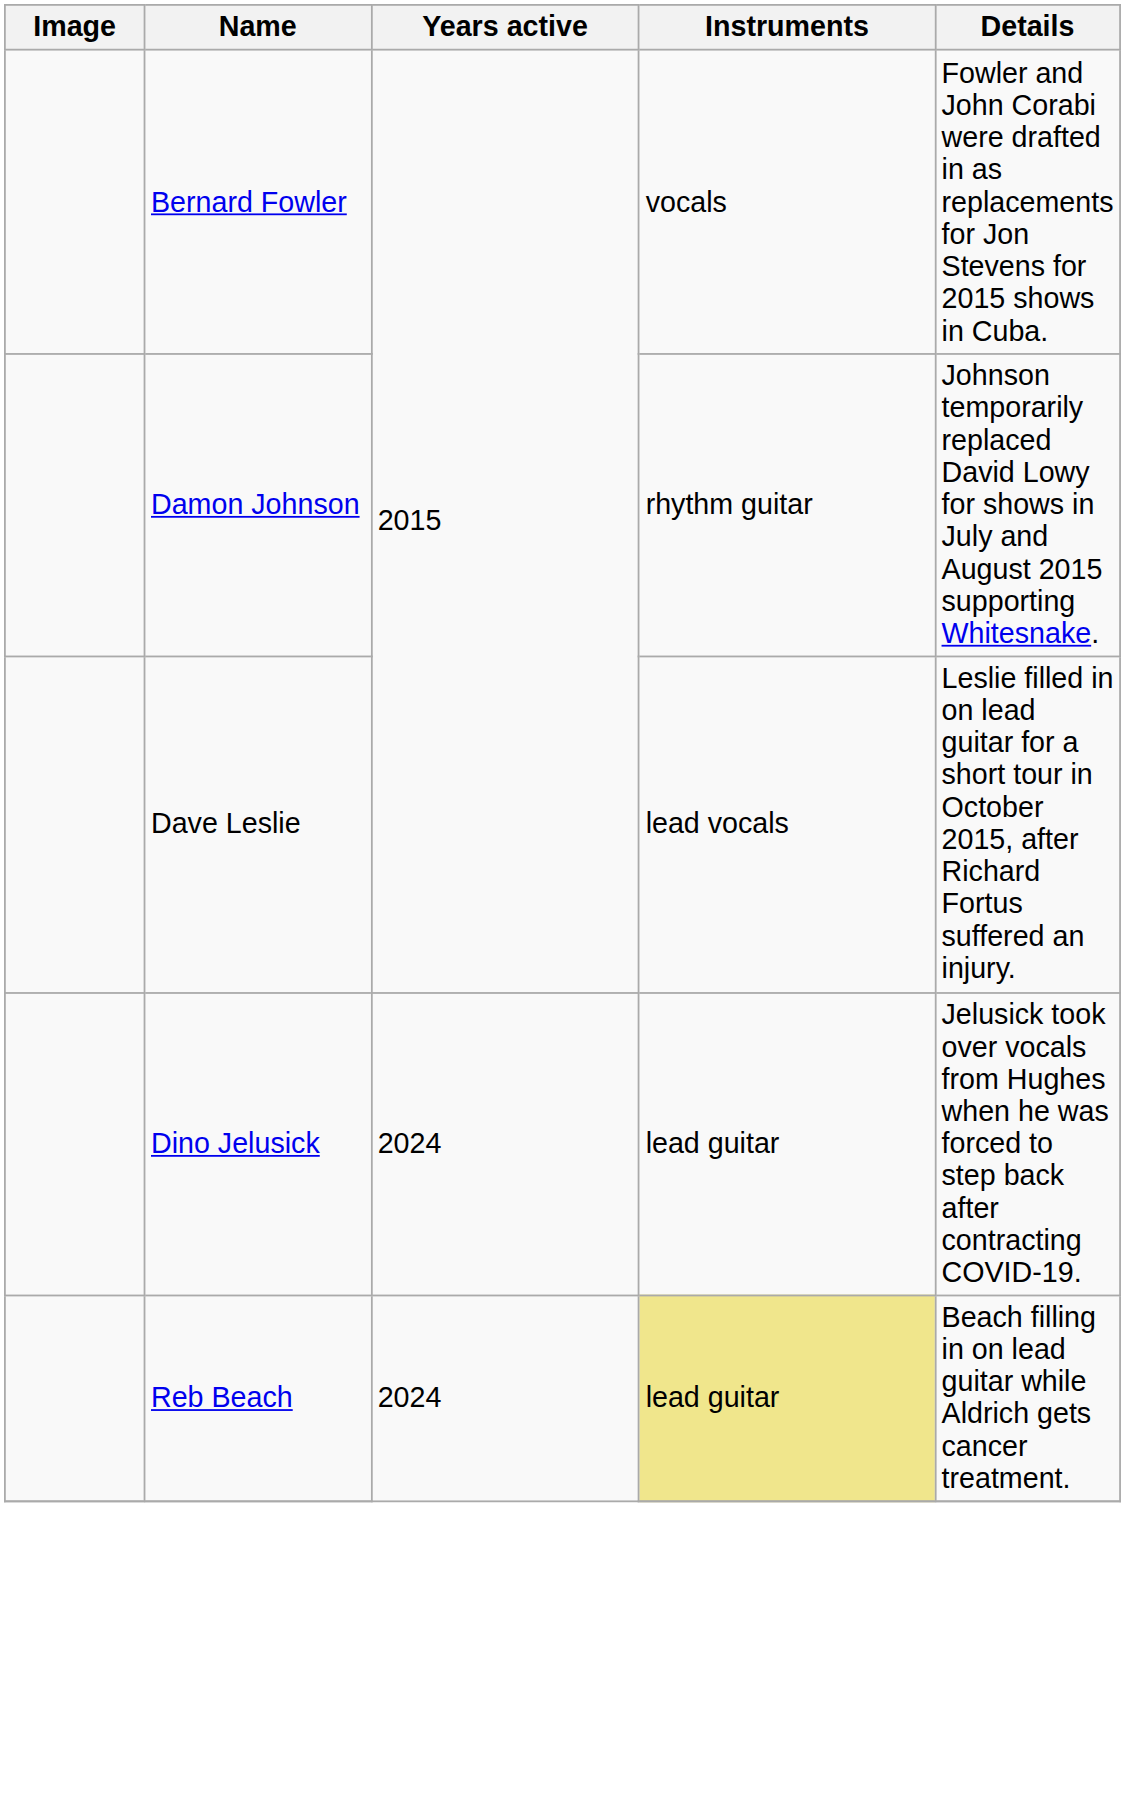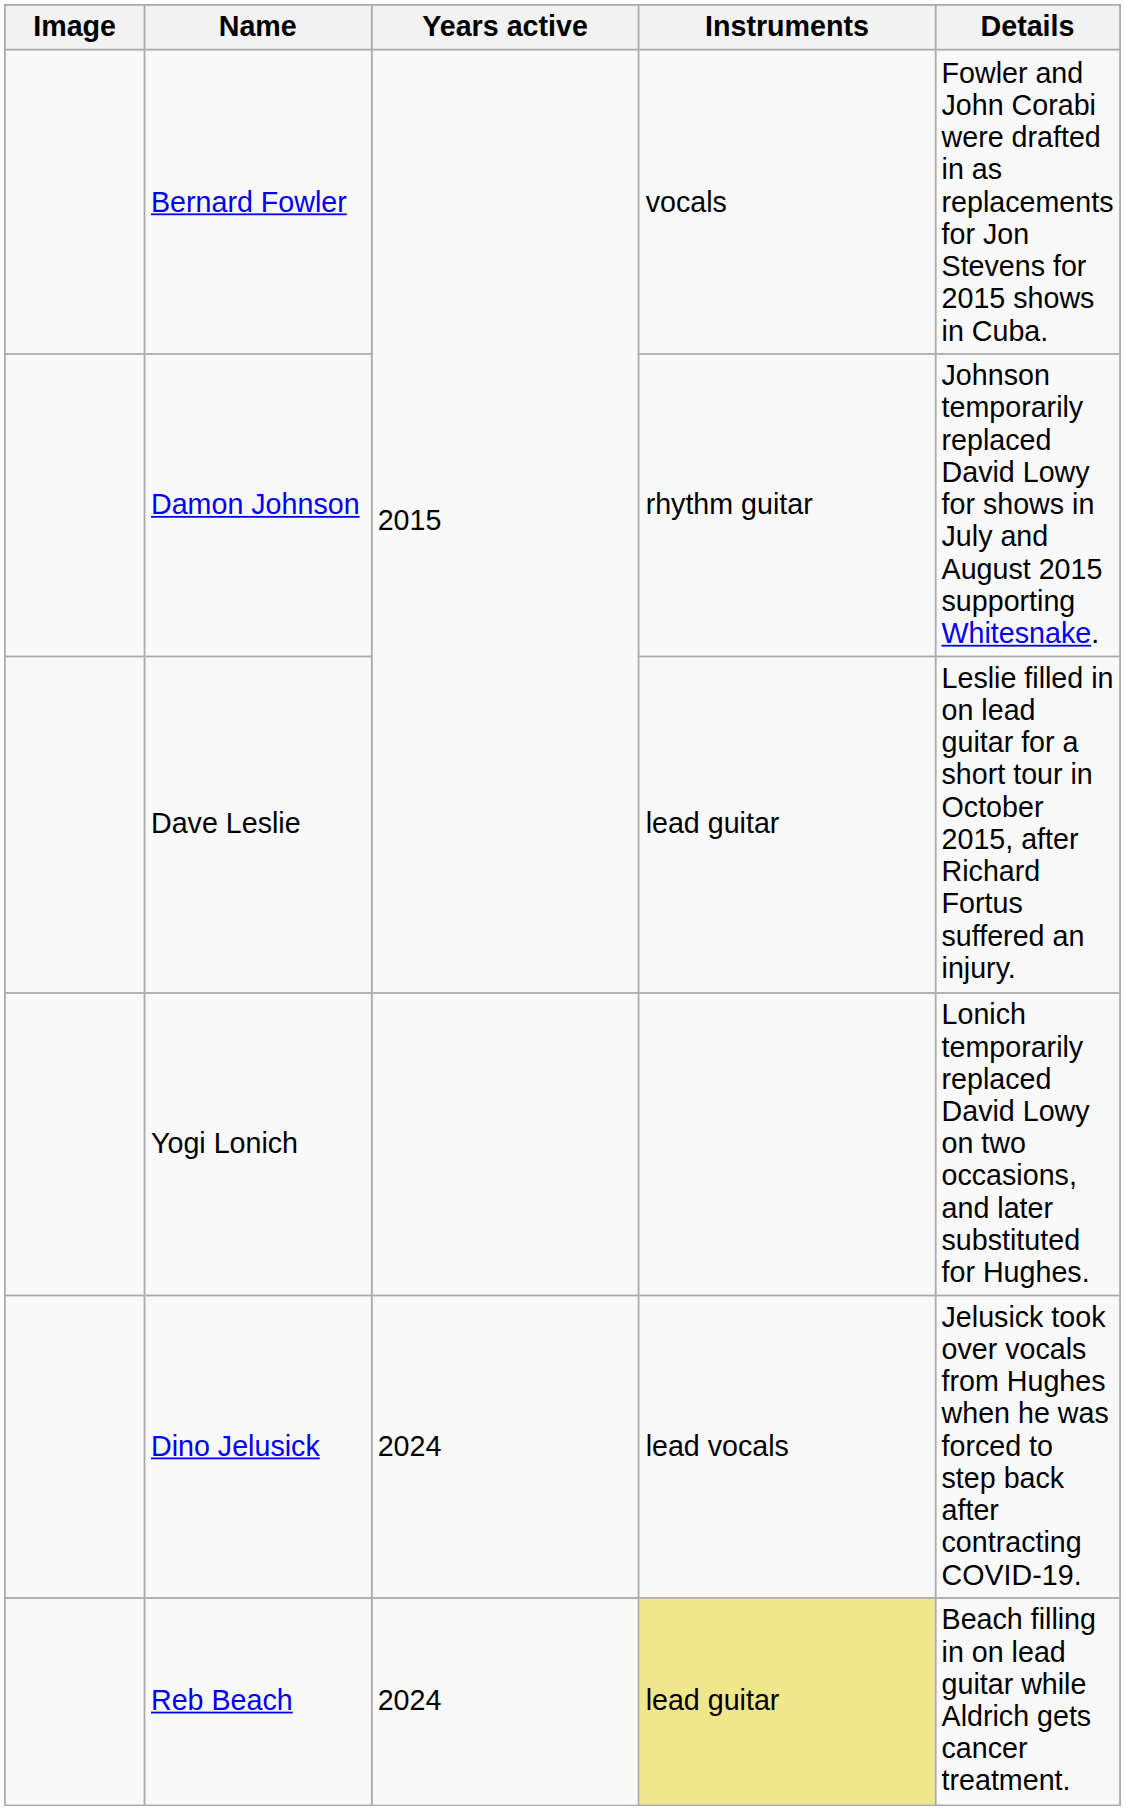(717, 823) lead vocals -> (713, 823) lead guitar
+ row: (225, 1143)
(713, 1143) lead guitar -> (717, 1446) lead vocals
